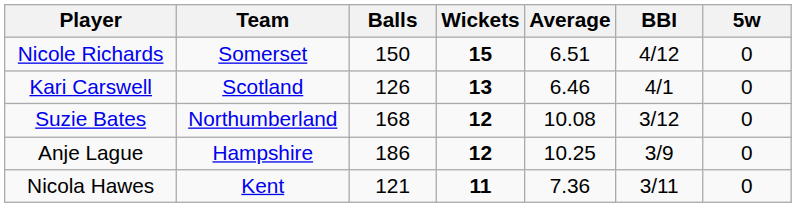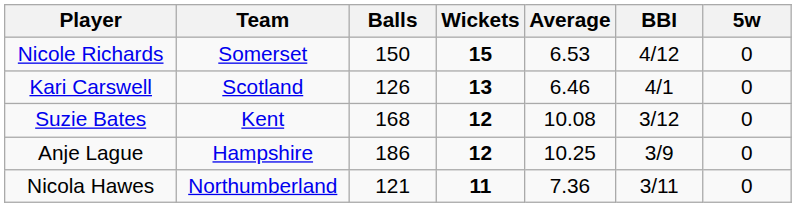(570, 53) 6.51 -> (570, 53) 6.53
(263, 119) Northumberland -> (263, 119) Kent
(263, 185) Kent -> (263, 185) Northumberland
